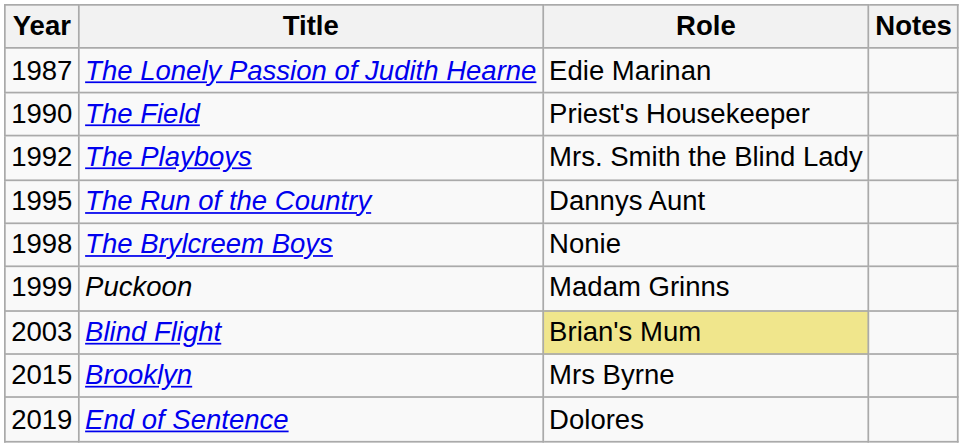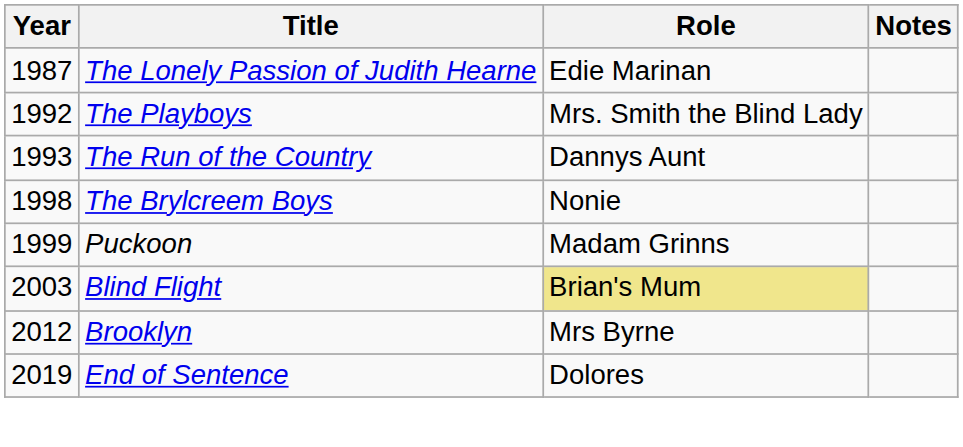- row: (142, 113)
(42, 200) 1995 -> (42, 157) 1993
(42, 375) 2015 -> (42, 331) 2012
